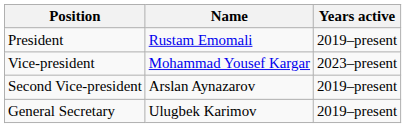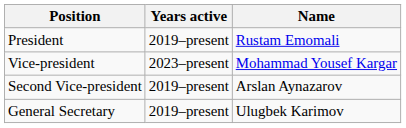columns swapped: (229, 16) <-> (357, 16)
